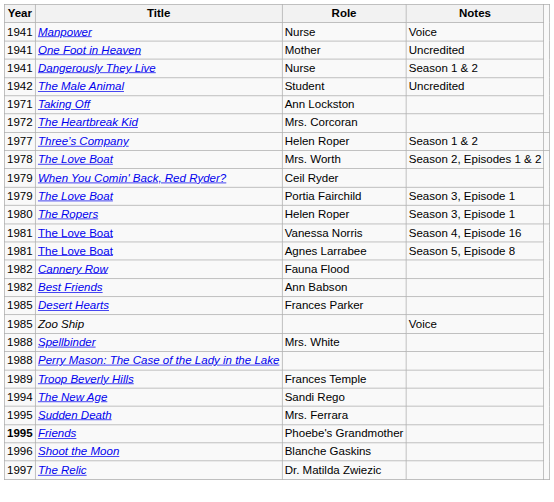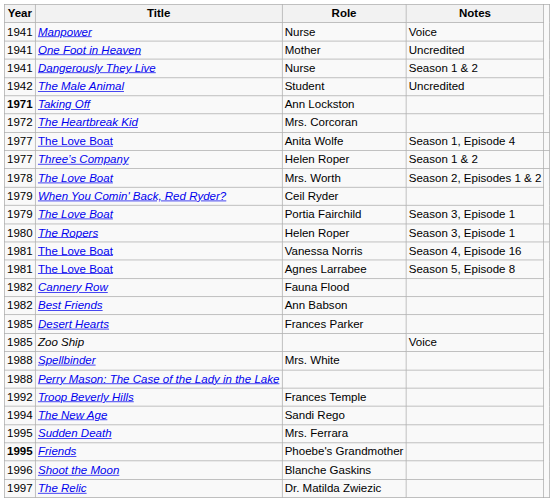(20, 104) normal -> (20, 104) bold
+ row: (75, 141)
(20, 379) 1989 -> (20, 397) 1992
